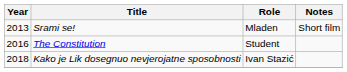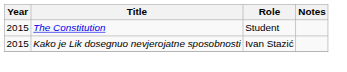- row: (54, 28)
(18, 43) 2016 -> (18, 28) 2015
(18, 59) 2018 -> (18, 43) 2015
